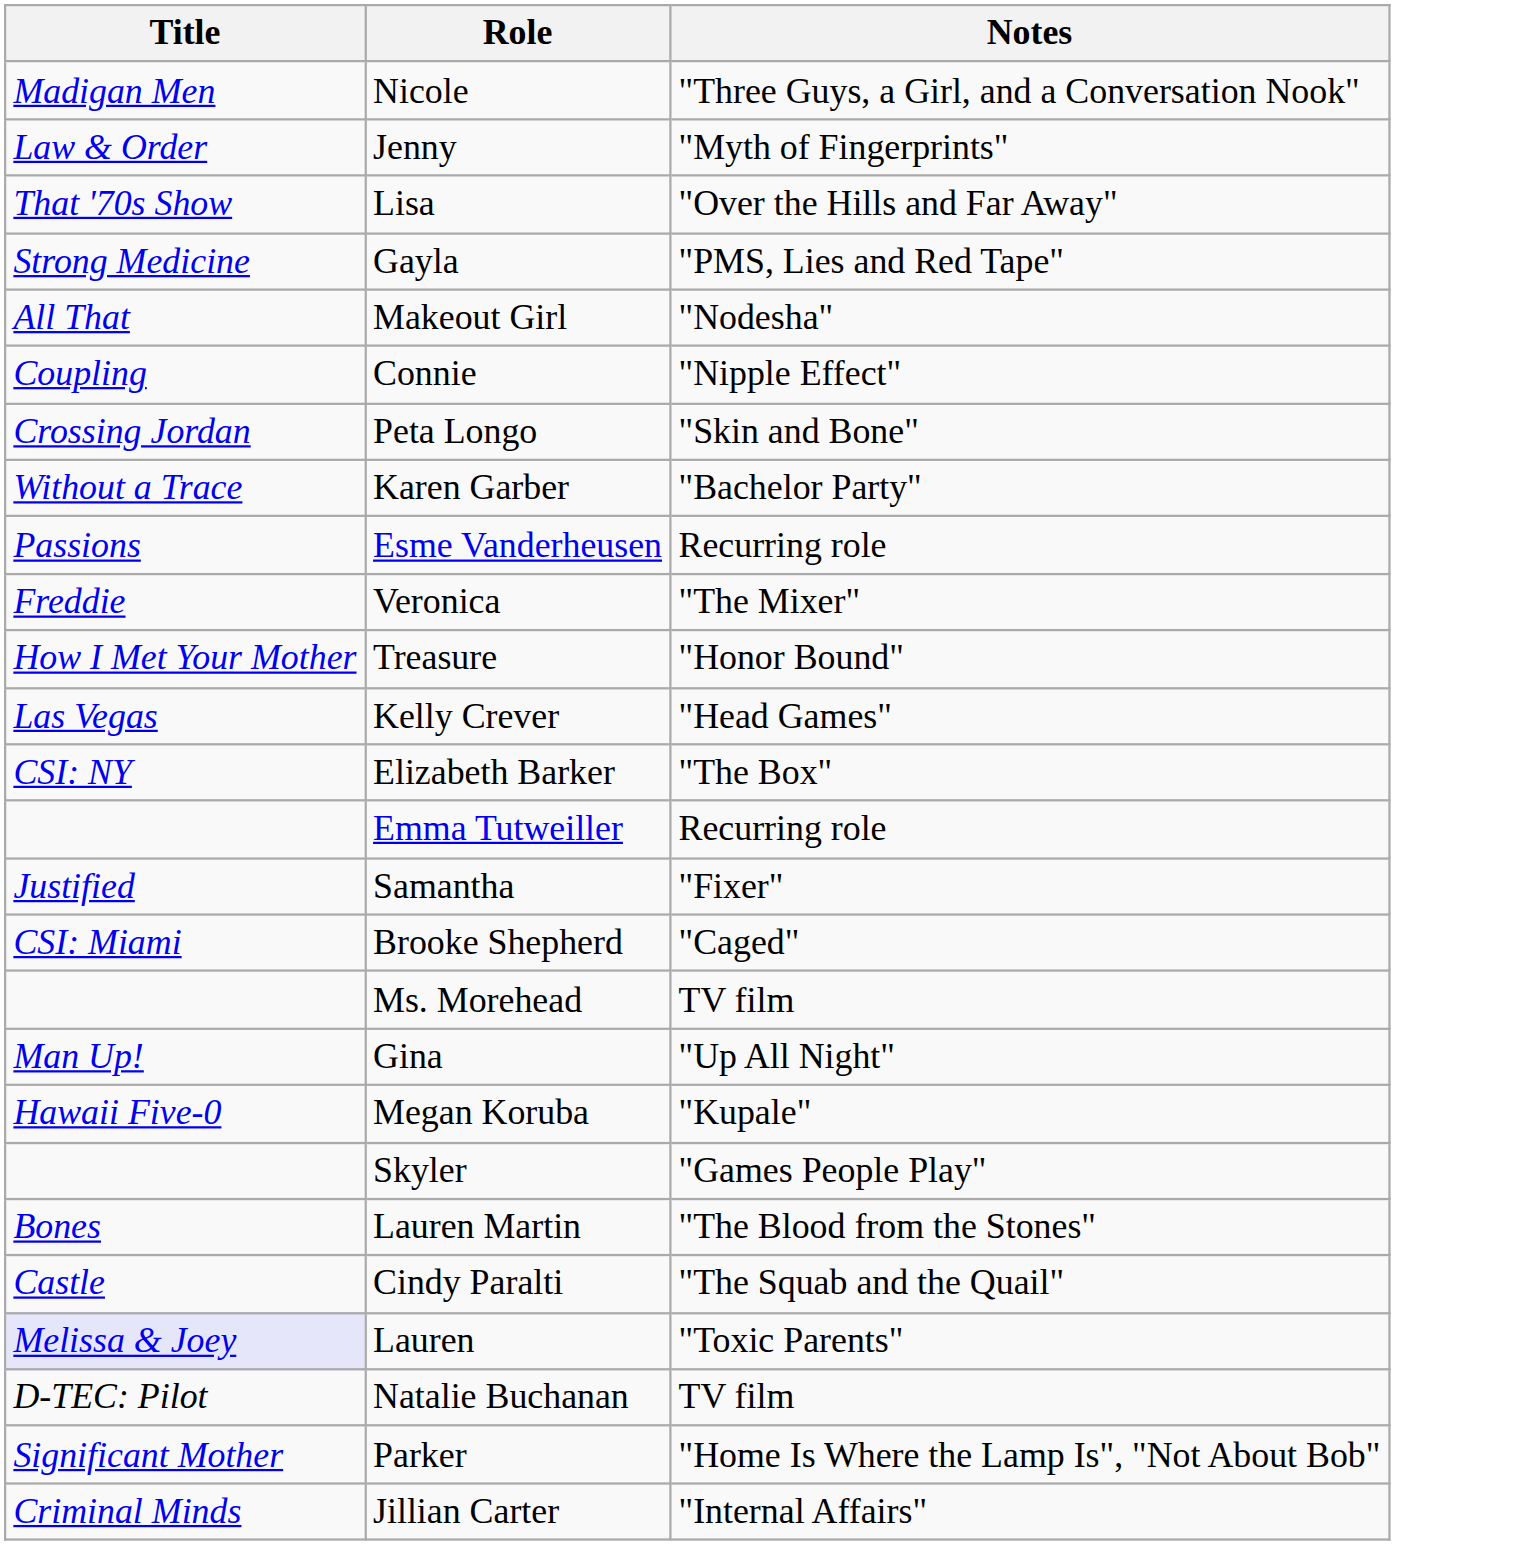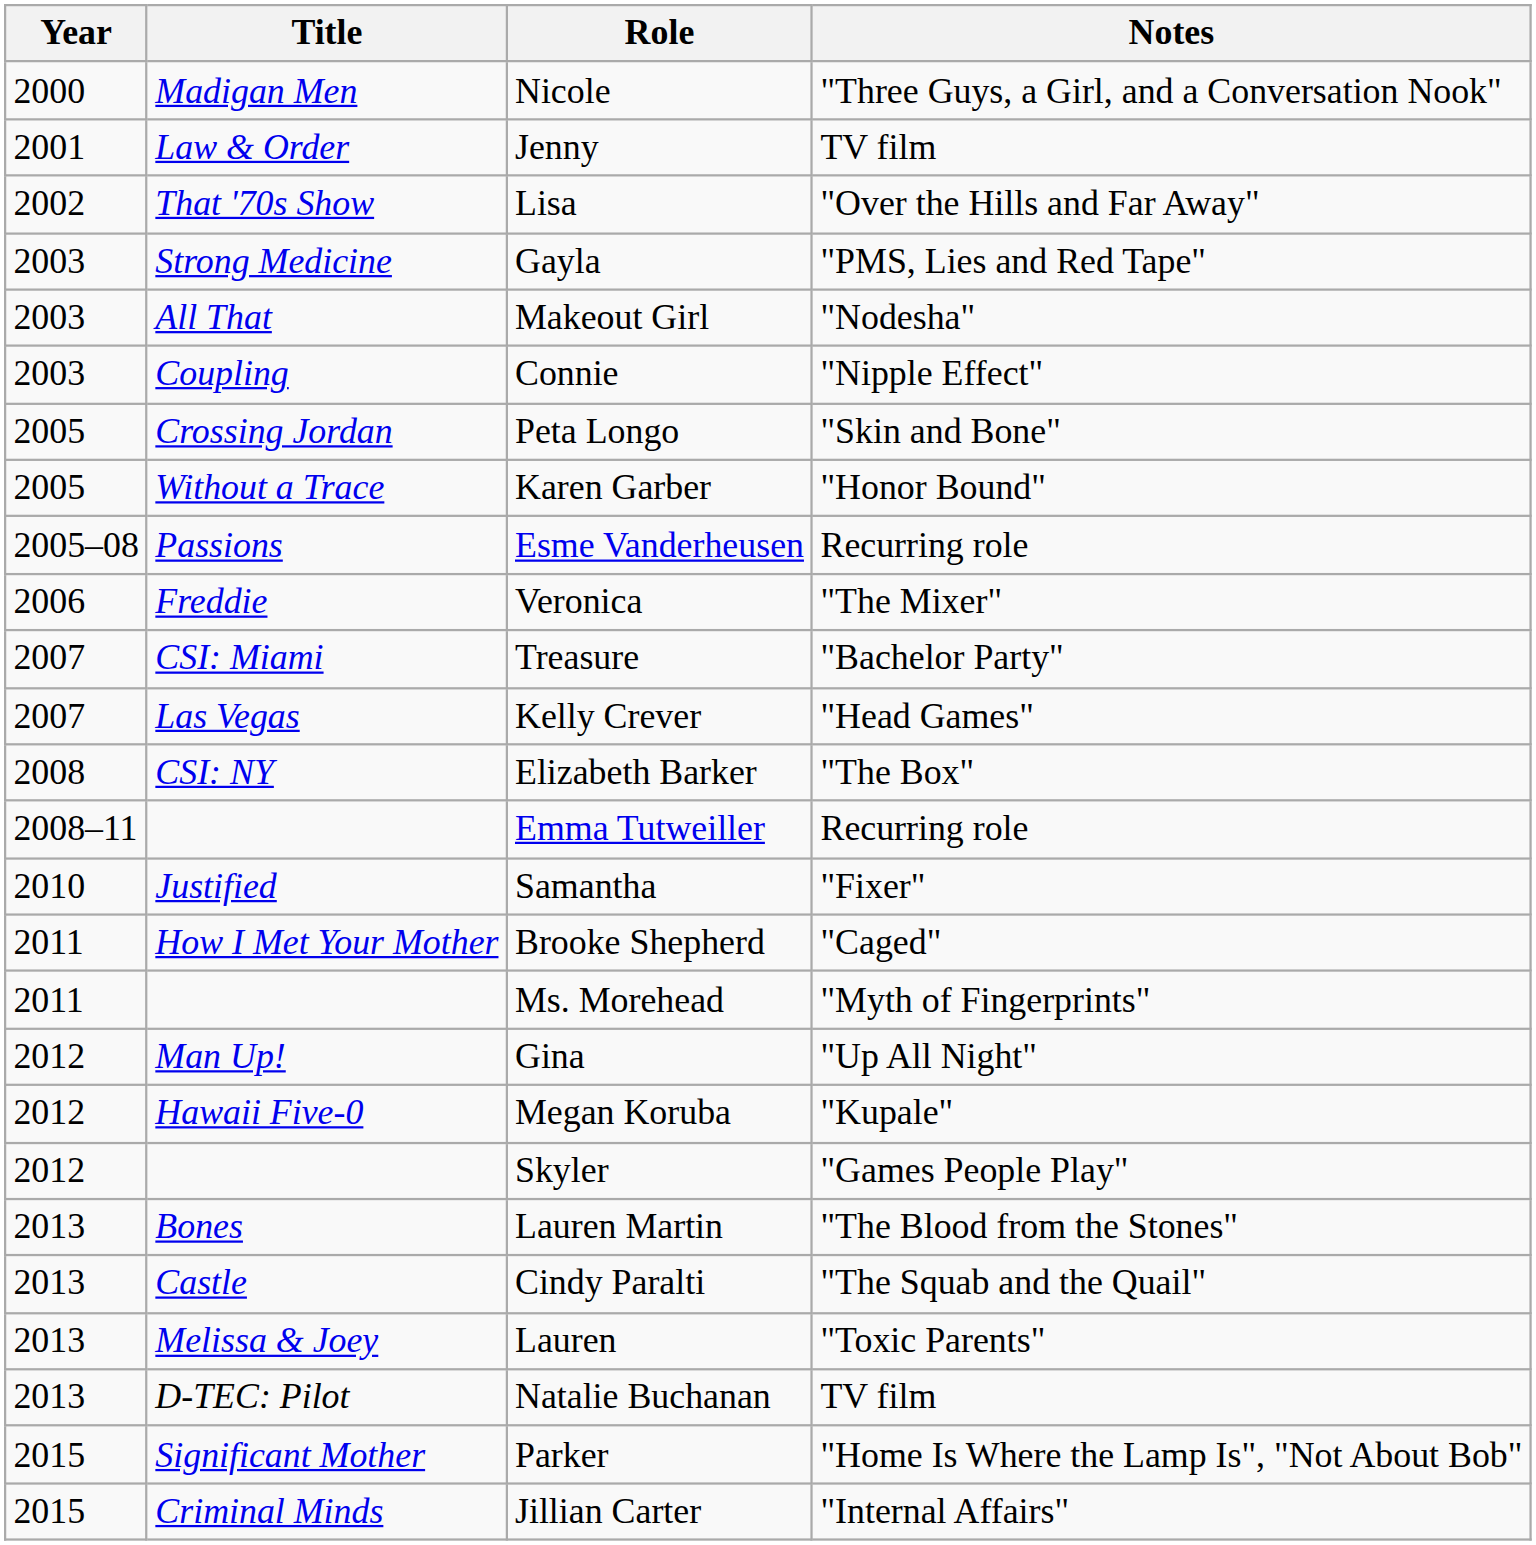+ column: (76, 32)
(843, 146) "Myth of Fingerprints" -> (878, 146) TV film
(800, 487) "Bachelor Party" -> (933, 487) "Honor Bound"
(185, 658) How I Met Your Mother -> (239, 658) CSI: Miami
(791, 658) "Honor Bound" -> (942, 658) "Bachelor Party"
(98, 942) CSI: Miami -> (327, 942) How I Met Your Mother
(736, 999) TV film -> (985, 999) "Myth of Fingerprints"
(125, 1340) lavender background -> (267, 1340) no background
